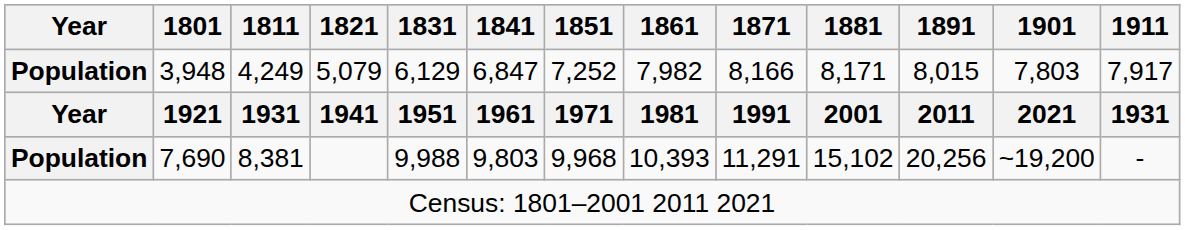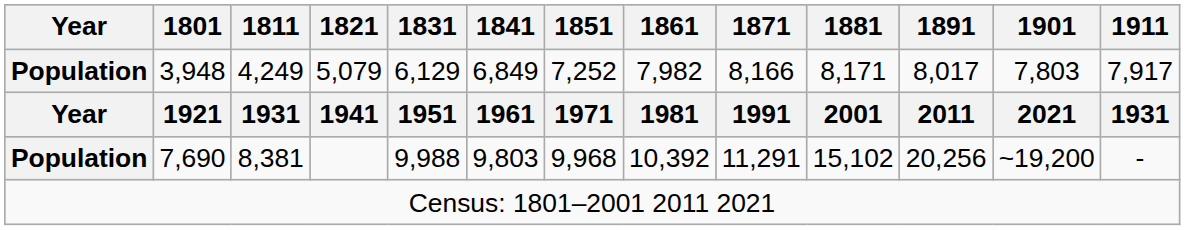(505, 70) 6,847 -> (505, 70) 6,849
(946, 70) 8,015 -> (946, 70) 8,017
(669, 158) 10,393 -> (669, 158) 10,392
